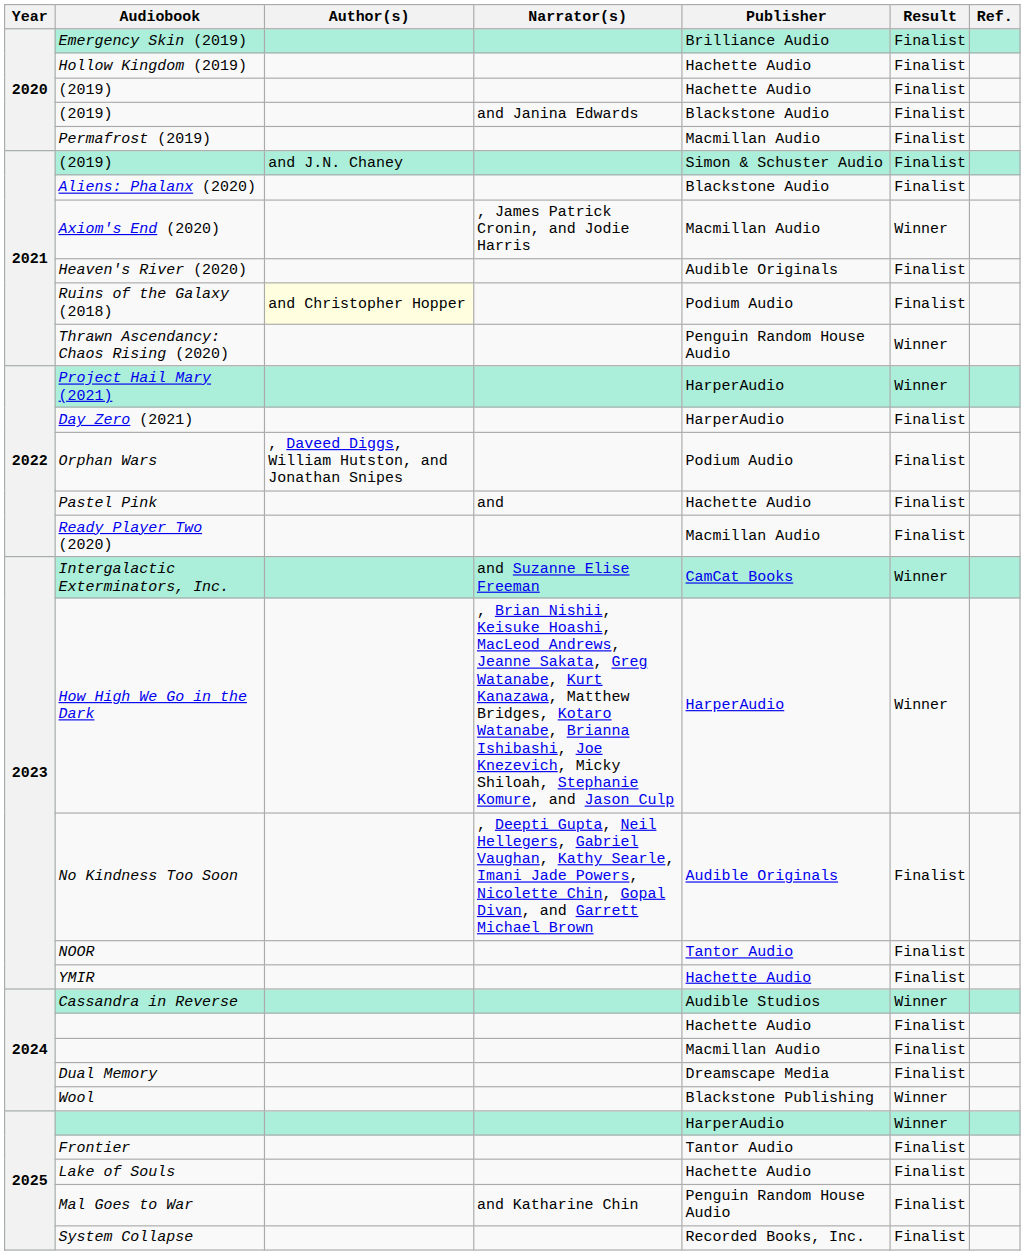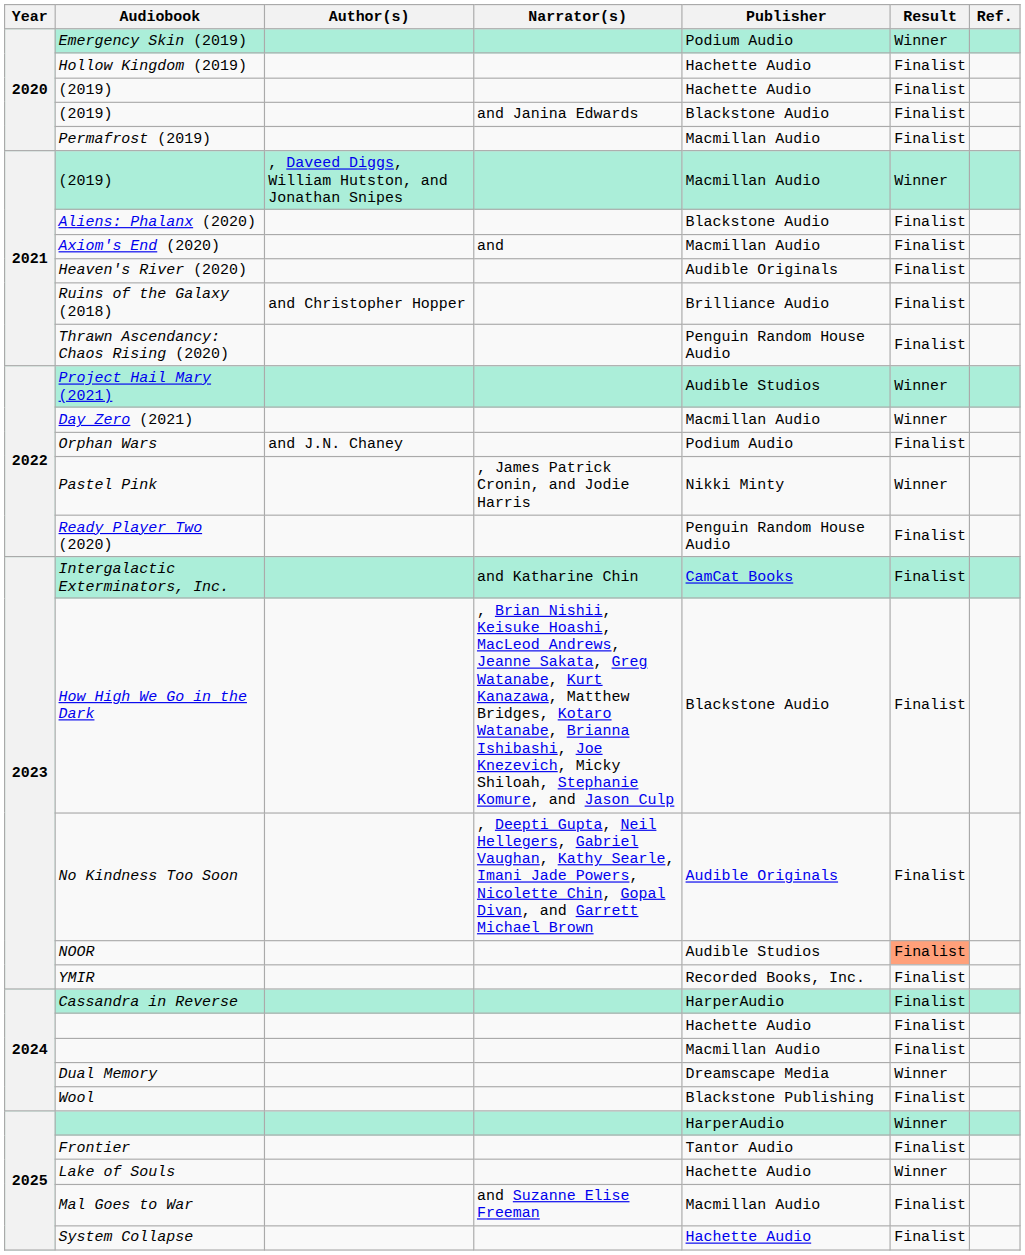(757, 41) Brilliance Audio -> (739, 41) Podium Audio
(930, 41) Finalist -> (921, 41) Winner
(336, 163) and J.N. Chaney -> (358, 180) , Daveed Diggs, William Hutston, and Jonathan Snipes
(784, 163) Simon & Schuster Audio -> (753, 180) Macmillan Audio
(930, 163) Finalist -> (921, 180) Winner
(553, 229) , James Patrick Cronin, and Jodie Harris -> (490, 246) and
(921, 229) Winner -> (930, 246) Finalist
(367, 304) lightyellow background -> (367, 304) no background
(739, 304) Podium Audio -> (757, 304) Brilliance Audio
(921, 345) Winner -> (930, 345) Finalist
(735, 387) HarperAudio -> (753, 387) Audible Studios
(735, 420) HarperAudio -> (753, 420) Macmillan Audio
(930, 420) Finalist -> (921, 420) Winner
(358, 461) , Daveed Diggs, William Hutston, and Jonathan Snipes -> (336, 444) and J.N. Chaney
(490, 503) and -> (553, 486) , James Patrick Cronin, and Jodie Harris
(748, 503) Hachette Audio -> (735, 486) Nikki Minty
(930, 503) Finalist -> (921, 486) Winner
(753, 536) Macmillan Audio -> (775, 536) Penguin Random House Audio
(553, 578) and Suzanne Elise Freeman -> (558, 578) and Katharine Chin
(921, 578) Winner -> (930, 578) Finalist
(735, 705) HarperAudio -> (757, 705) Blackstone Audio
(921, 705) Winner -> (930, 705) Finalist
(739, 953) Tantor Audio -> (753, 953) Audible Studios
(930, 953) no background -> (930, 953) lightsalmon background
(748, 977) Hachette Audio -> (775, 977) Recorded Books, Inc.
(753, 1001) Audible Studios -> (735, 1001) HarperAudio
(921, 1001) Winner -> (930, 1001) Finalist
(930, 1074) Finalist -> (921, 1074) Winner
(921, 1099) Winner -> (930, 1099) Finalist
(930, 1172) Finalist -> (921, 1172) Winner
(558, 1205) and Katharine Chin -> (553, 1205) and Suzanne Elise Freeman
(775, 1205) Penguin Random House Audio -> (753, 1205) Macmillan Audio
(775, 1238) Recorded Books, Inc. -> (748, 1238) Hachette Audio
